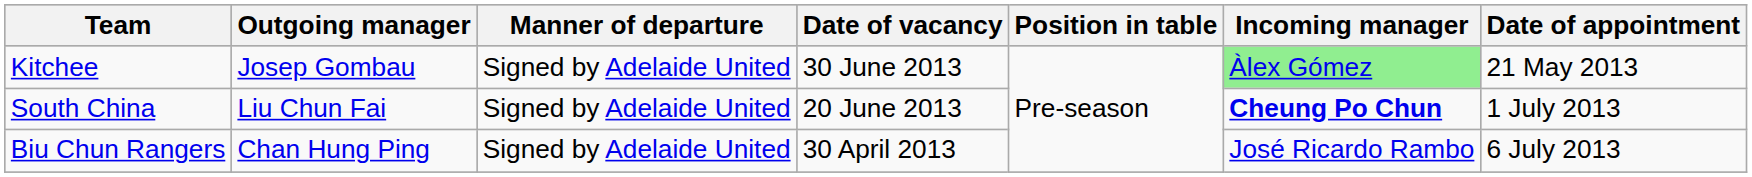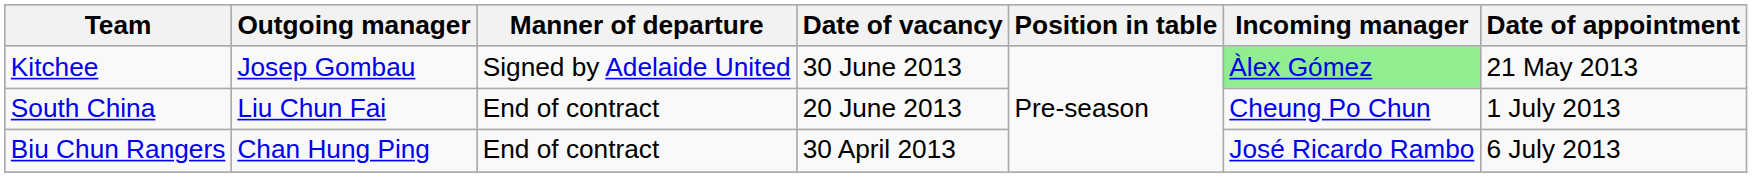(637, 108) Signed by Adelaide United -> (571, 108) End of contract
(1336, 108) bold -> (1330, 108) normal
(637, 150) Signed by Adelaide United -> (571, 150) End of contract
